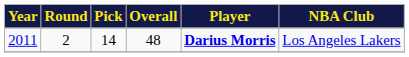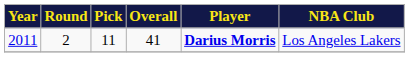(108, 39) 14 -> (108, 39) 11
(153, 39) 48 -> (153, 39) 41
